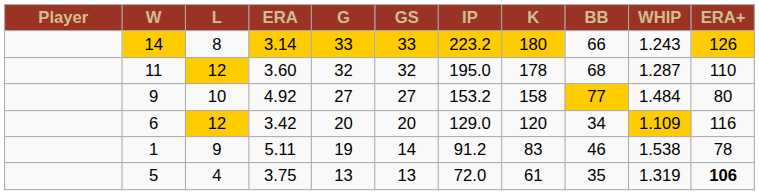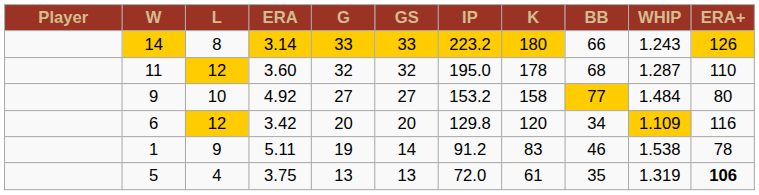(470, 123) 129.0 -> (470, 123) 129.8
